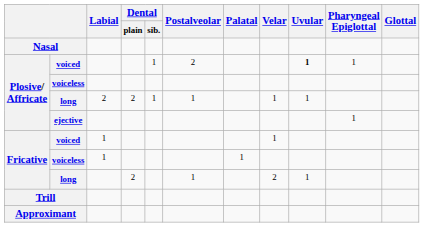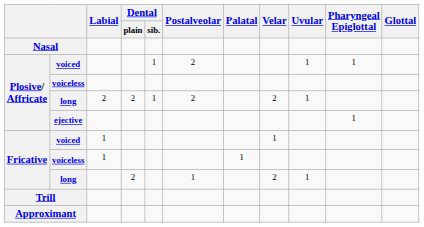(307, 64) bold -> (307, 62) normal
(193, 98) 1 -> (193, 98) 2
(274, 98) 1 -> (274, 98) 2
